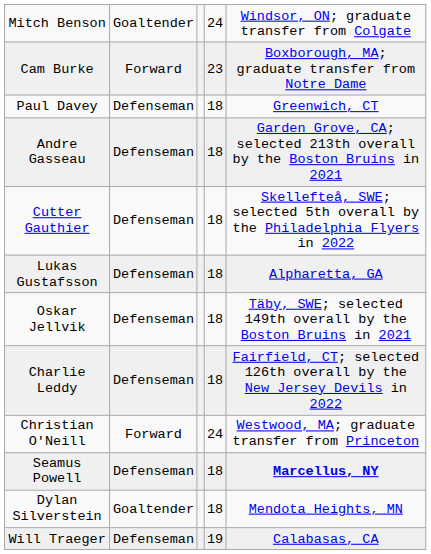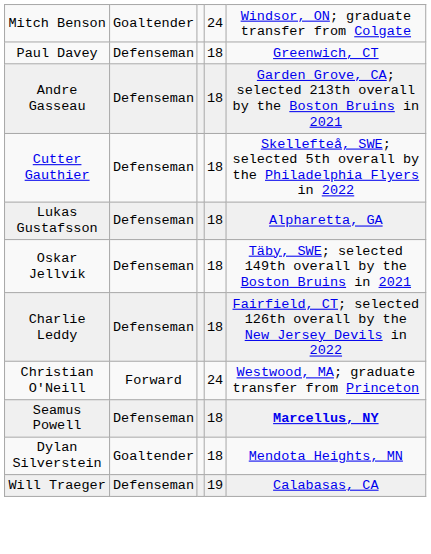- row: (57, 69)
